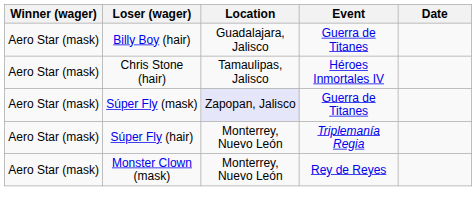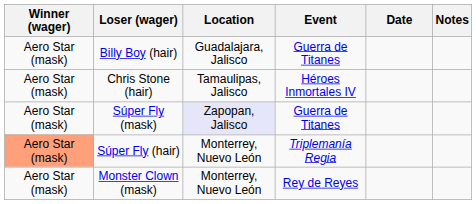+ column: (452, 20)
(54, 137) no background -> (49, 150) lightsalmon background
